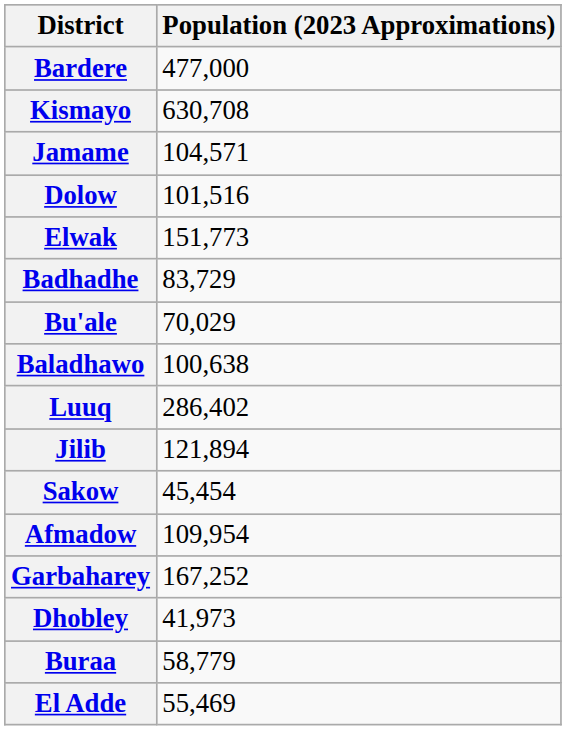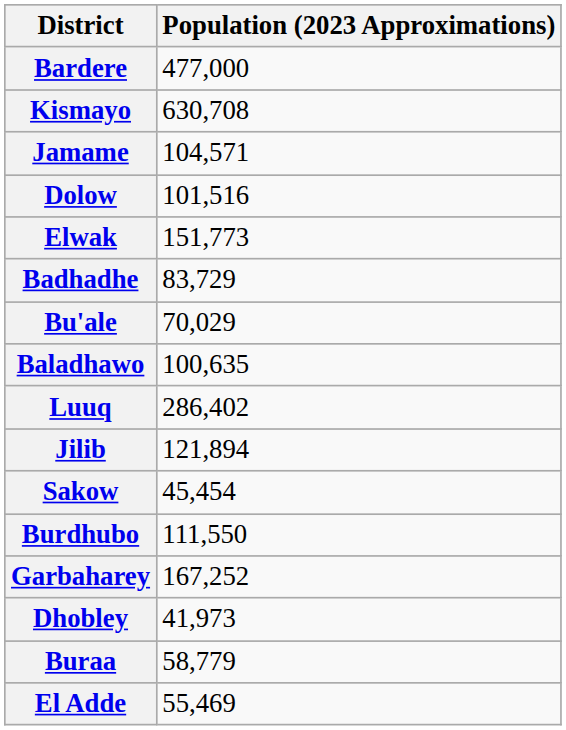(206, 364) 100,638 -> (206, 364) 100,635
+ row: (81, 534)
- row: (81, 534)
